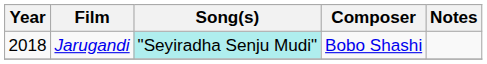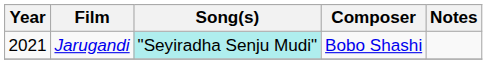(28, 45) 2018 -> (28, 45) 2021
